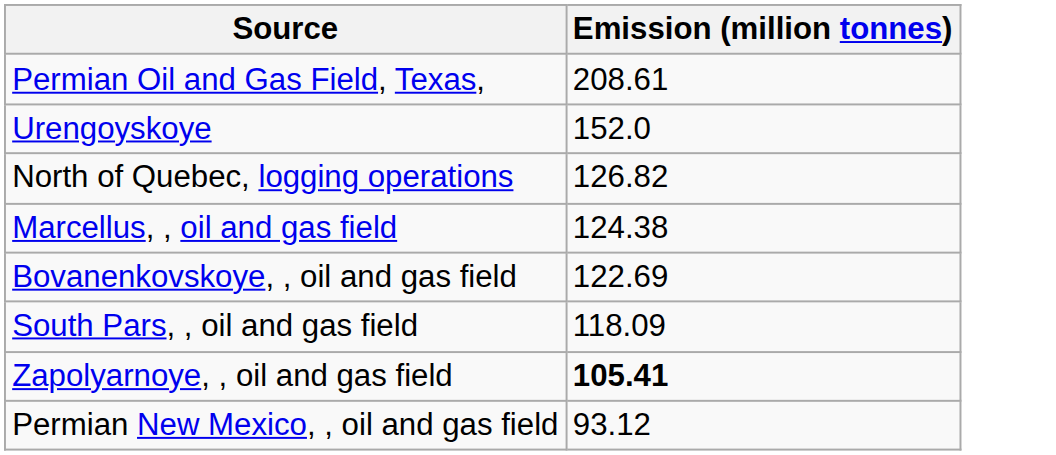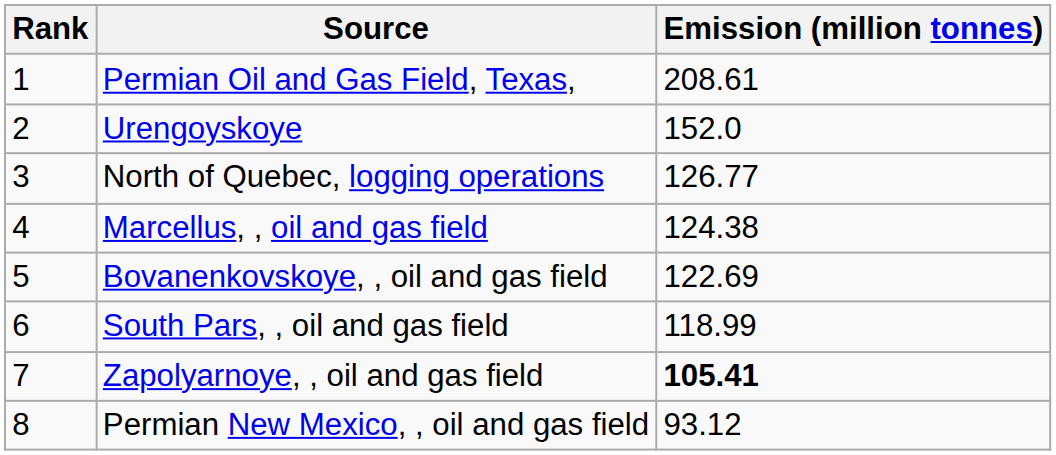+ column: (50, 29)
(621, 177) 126.82 -> (711, 177) 126.77
(619, 326) 118.09 -> (710, 326) 118.99
